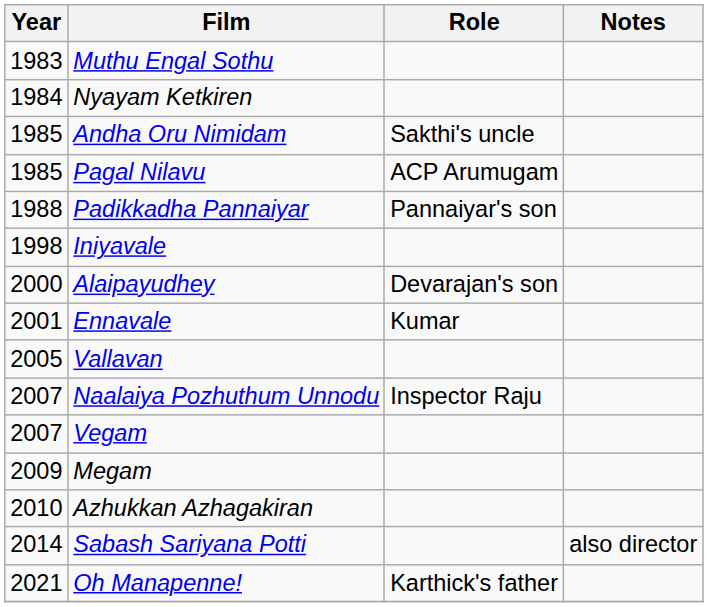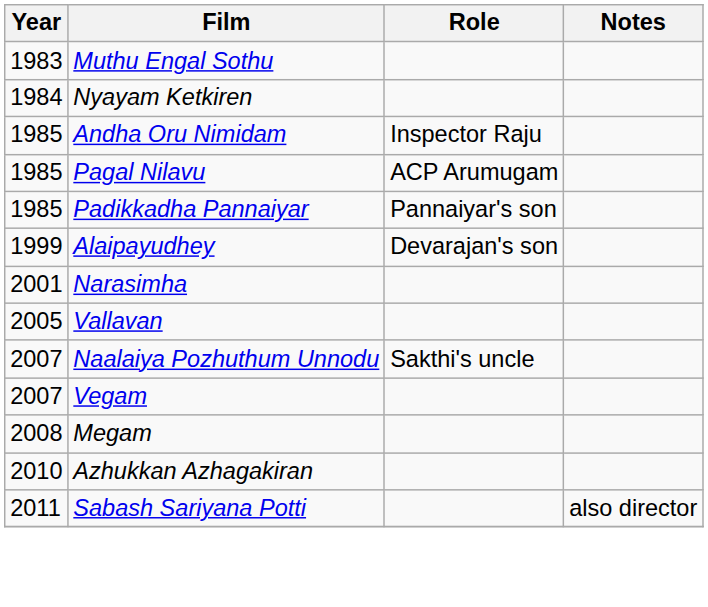(462, 135) Sakthi's uncle -> (466, 135) Inspector Raju
(36, 209) 1988 -> (36, 209) 1985
- row: (120, 246)
(36, 284) 2000 -> (36, 246) 1999
- row: (122, 321)
+ row: (130, 284)
(466, 396) Inspector Raju -> (462, 358) Sakthi's uncle
(36, 470) 2009 -> (36, 433) 2008
(36, 545) 2014 -> (35, 508) 2011
- row: (158, 582)
